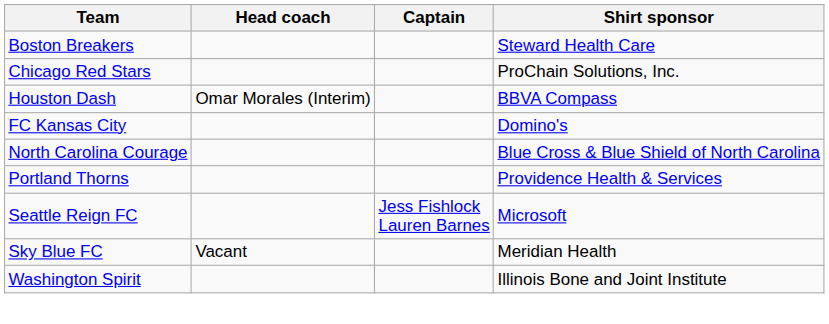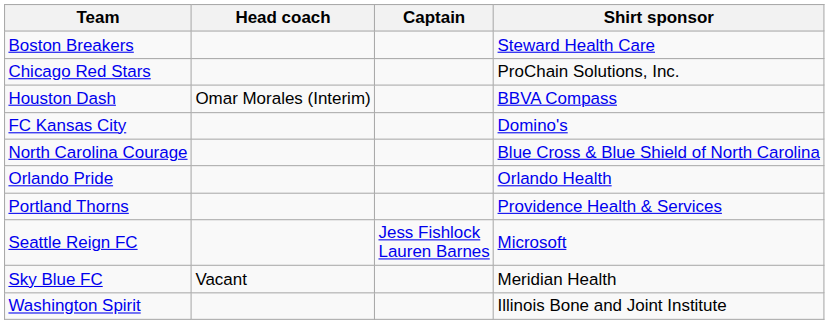+ row: (61, 179)
